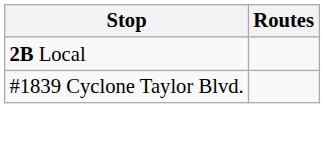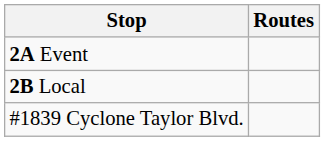+ row: (49, 53)
